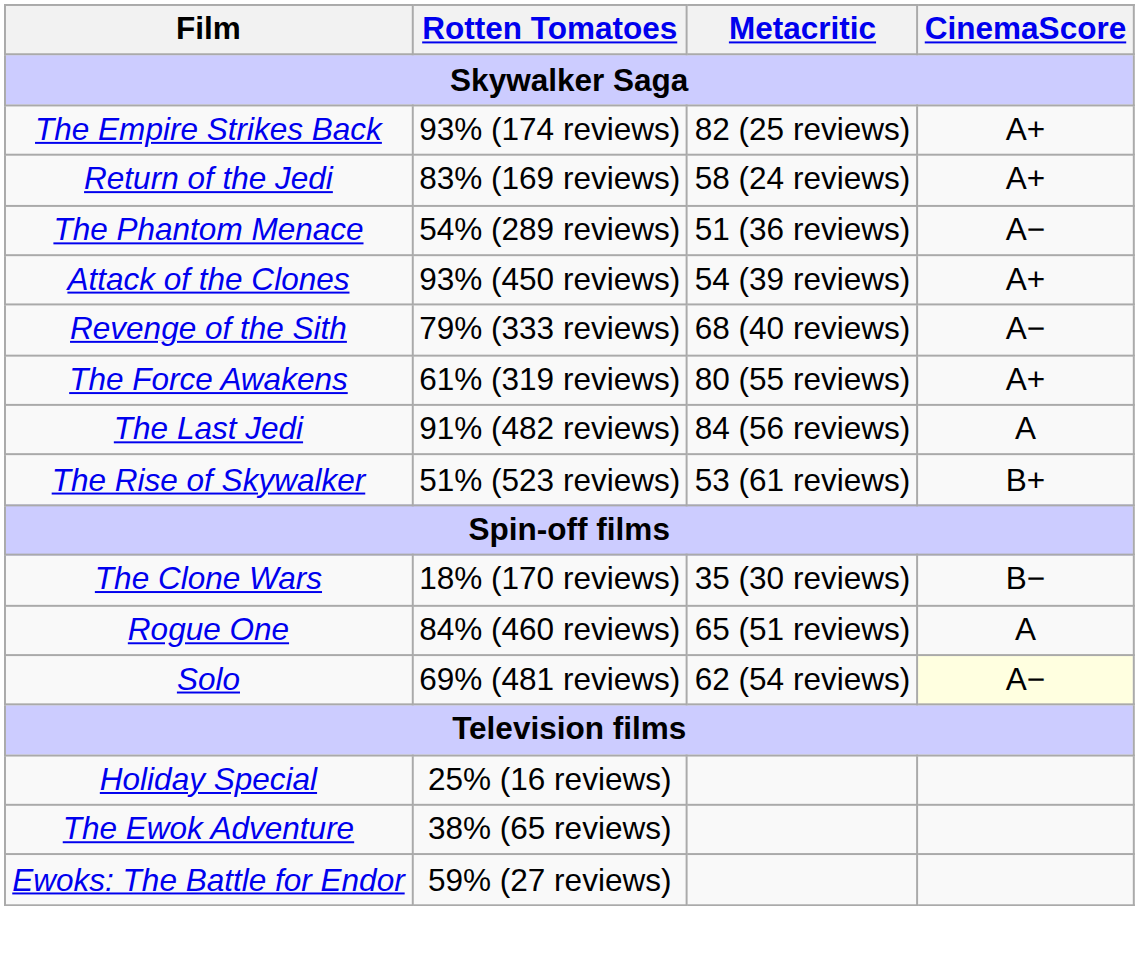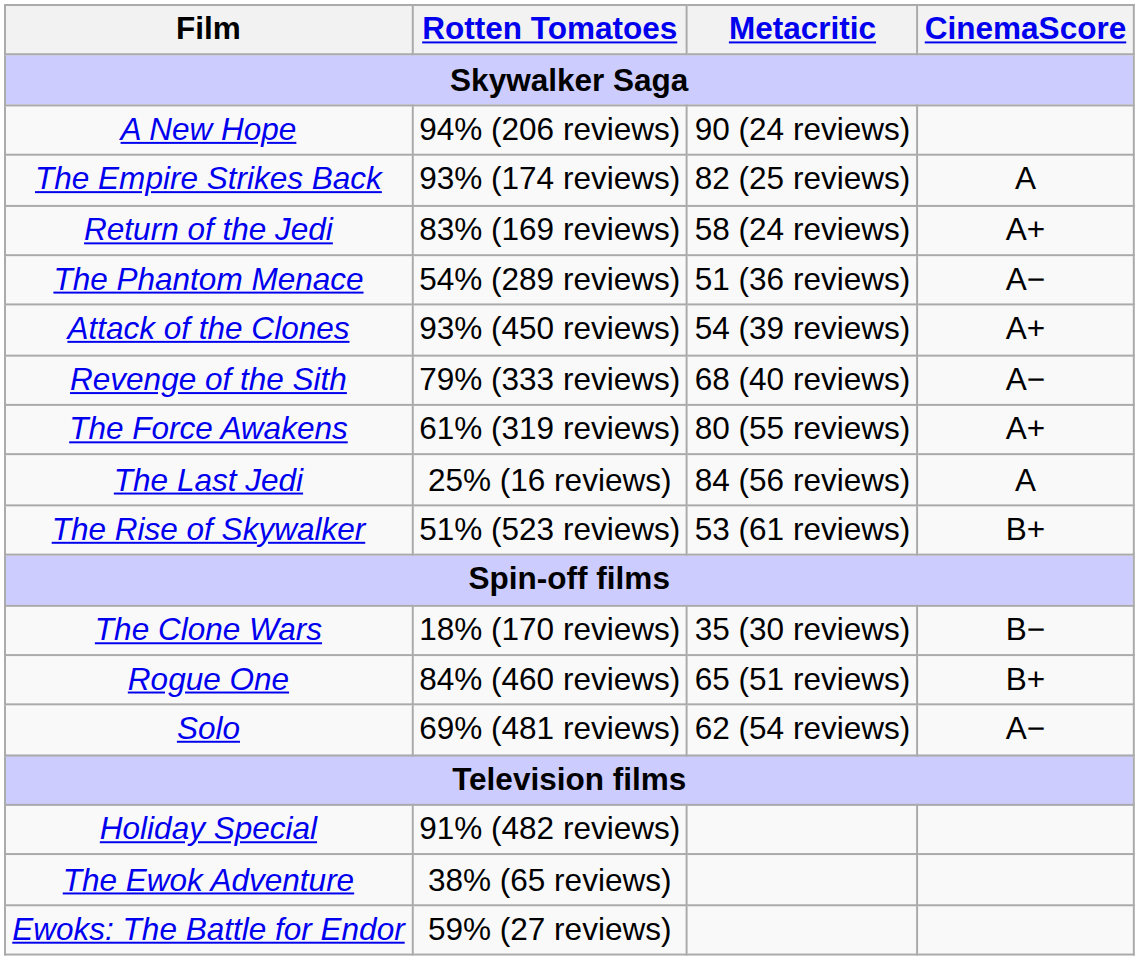+ row: (208, 129)
(1025, 129) A+ -> (1025, 179) A
(550, 429) 91% (482 reviews) -> (550, 479) 25% (16 reviews)
(1025, 629) A -> (1025, 679) B+
(1025, 679) lightyellow background -> (1025, 729) no background
(550, 779) 25% (16 reviews) -> (550, 829) 91% (482 reviews)
